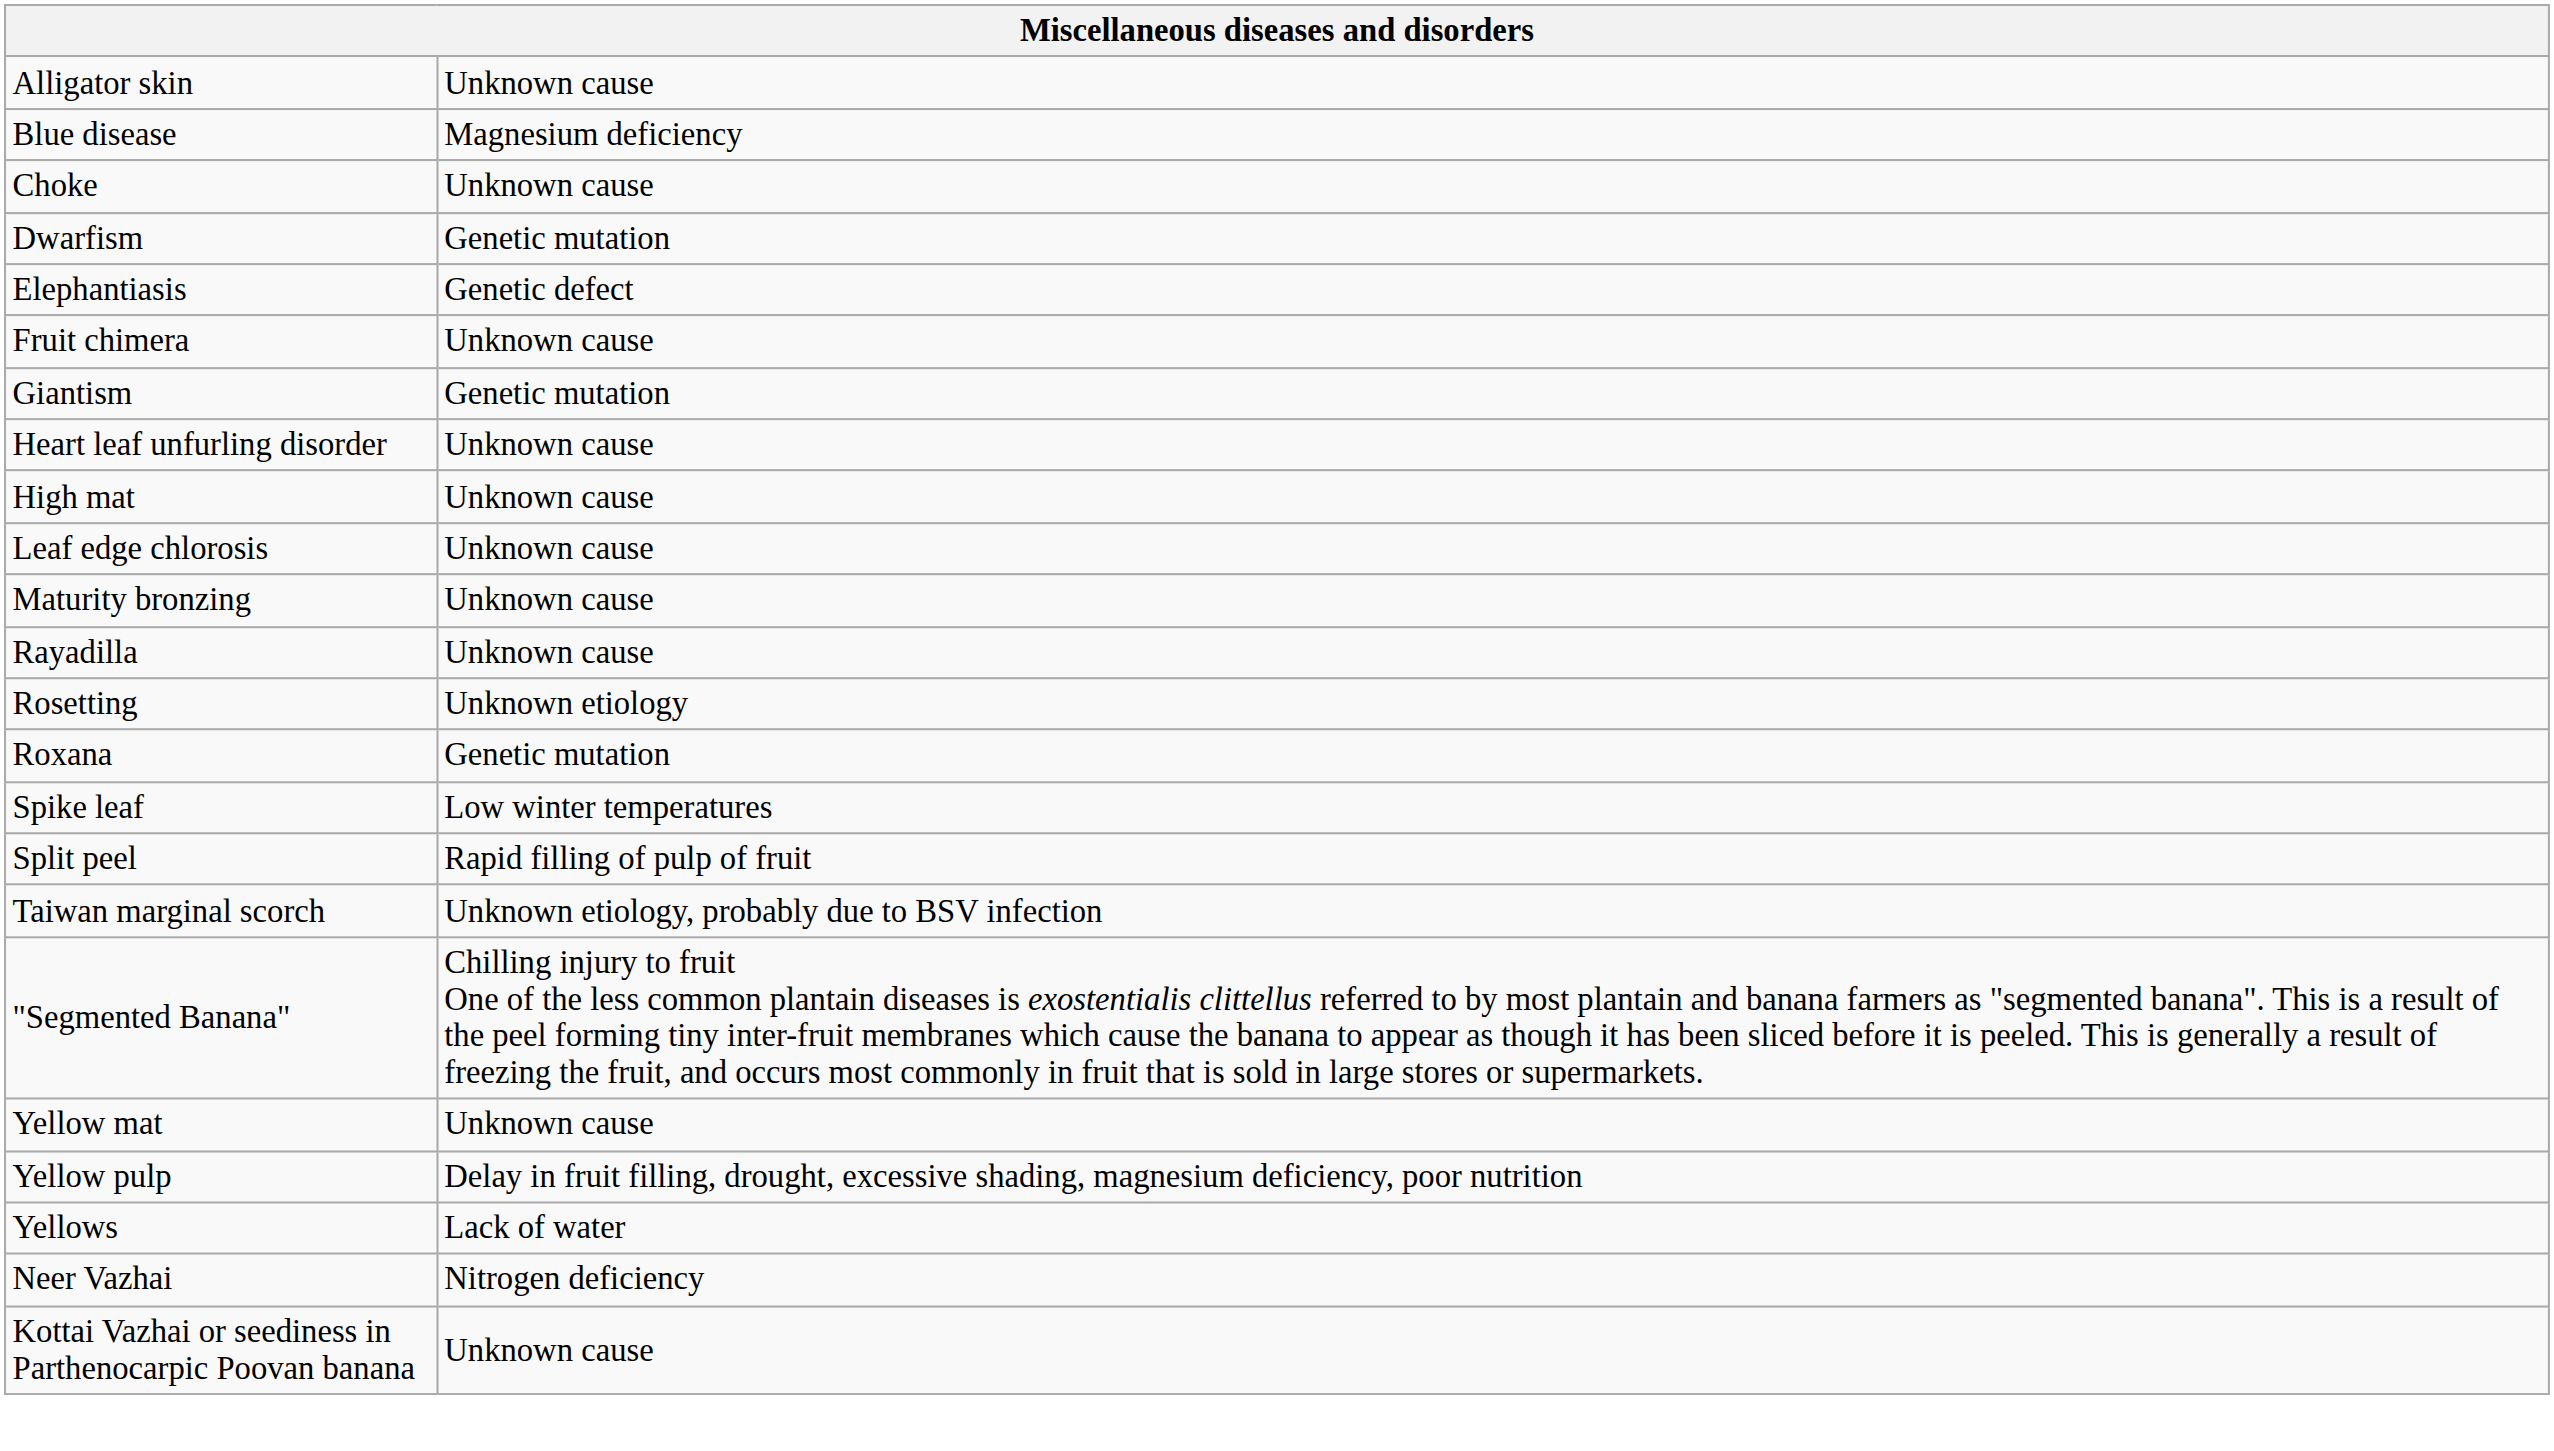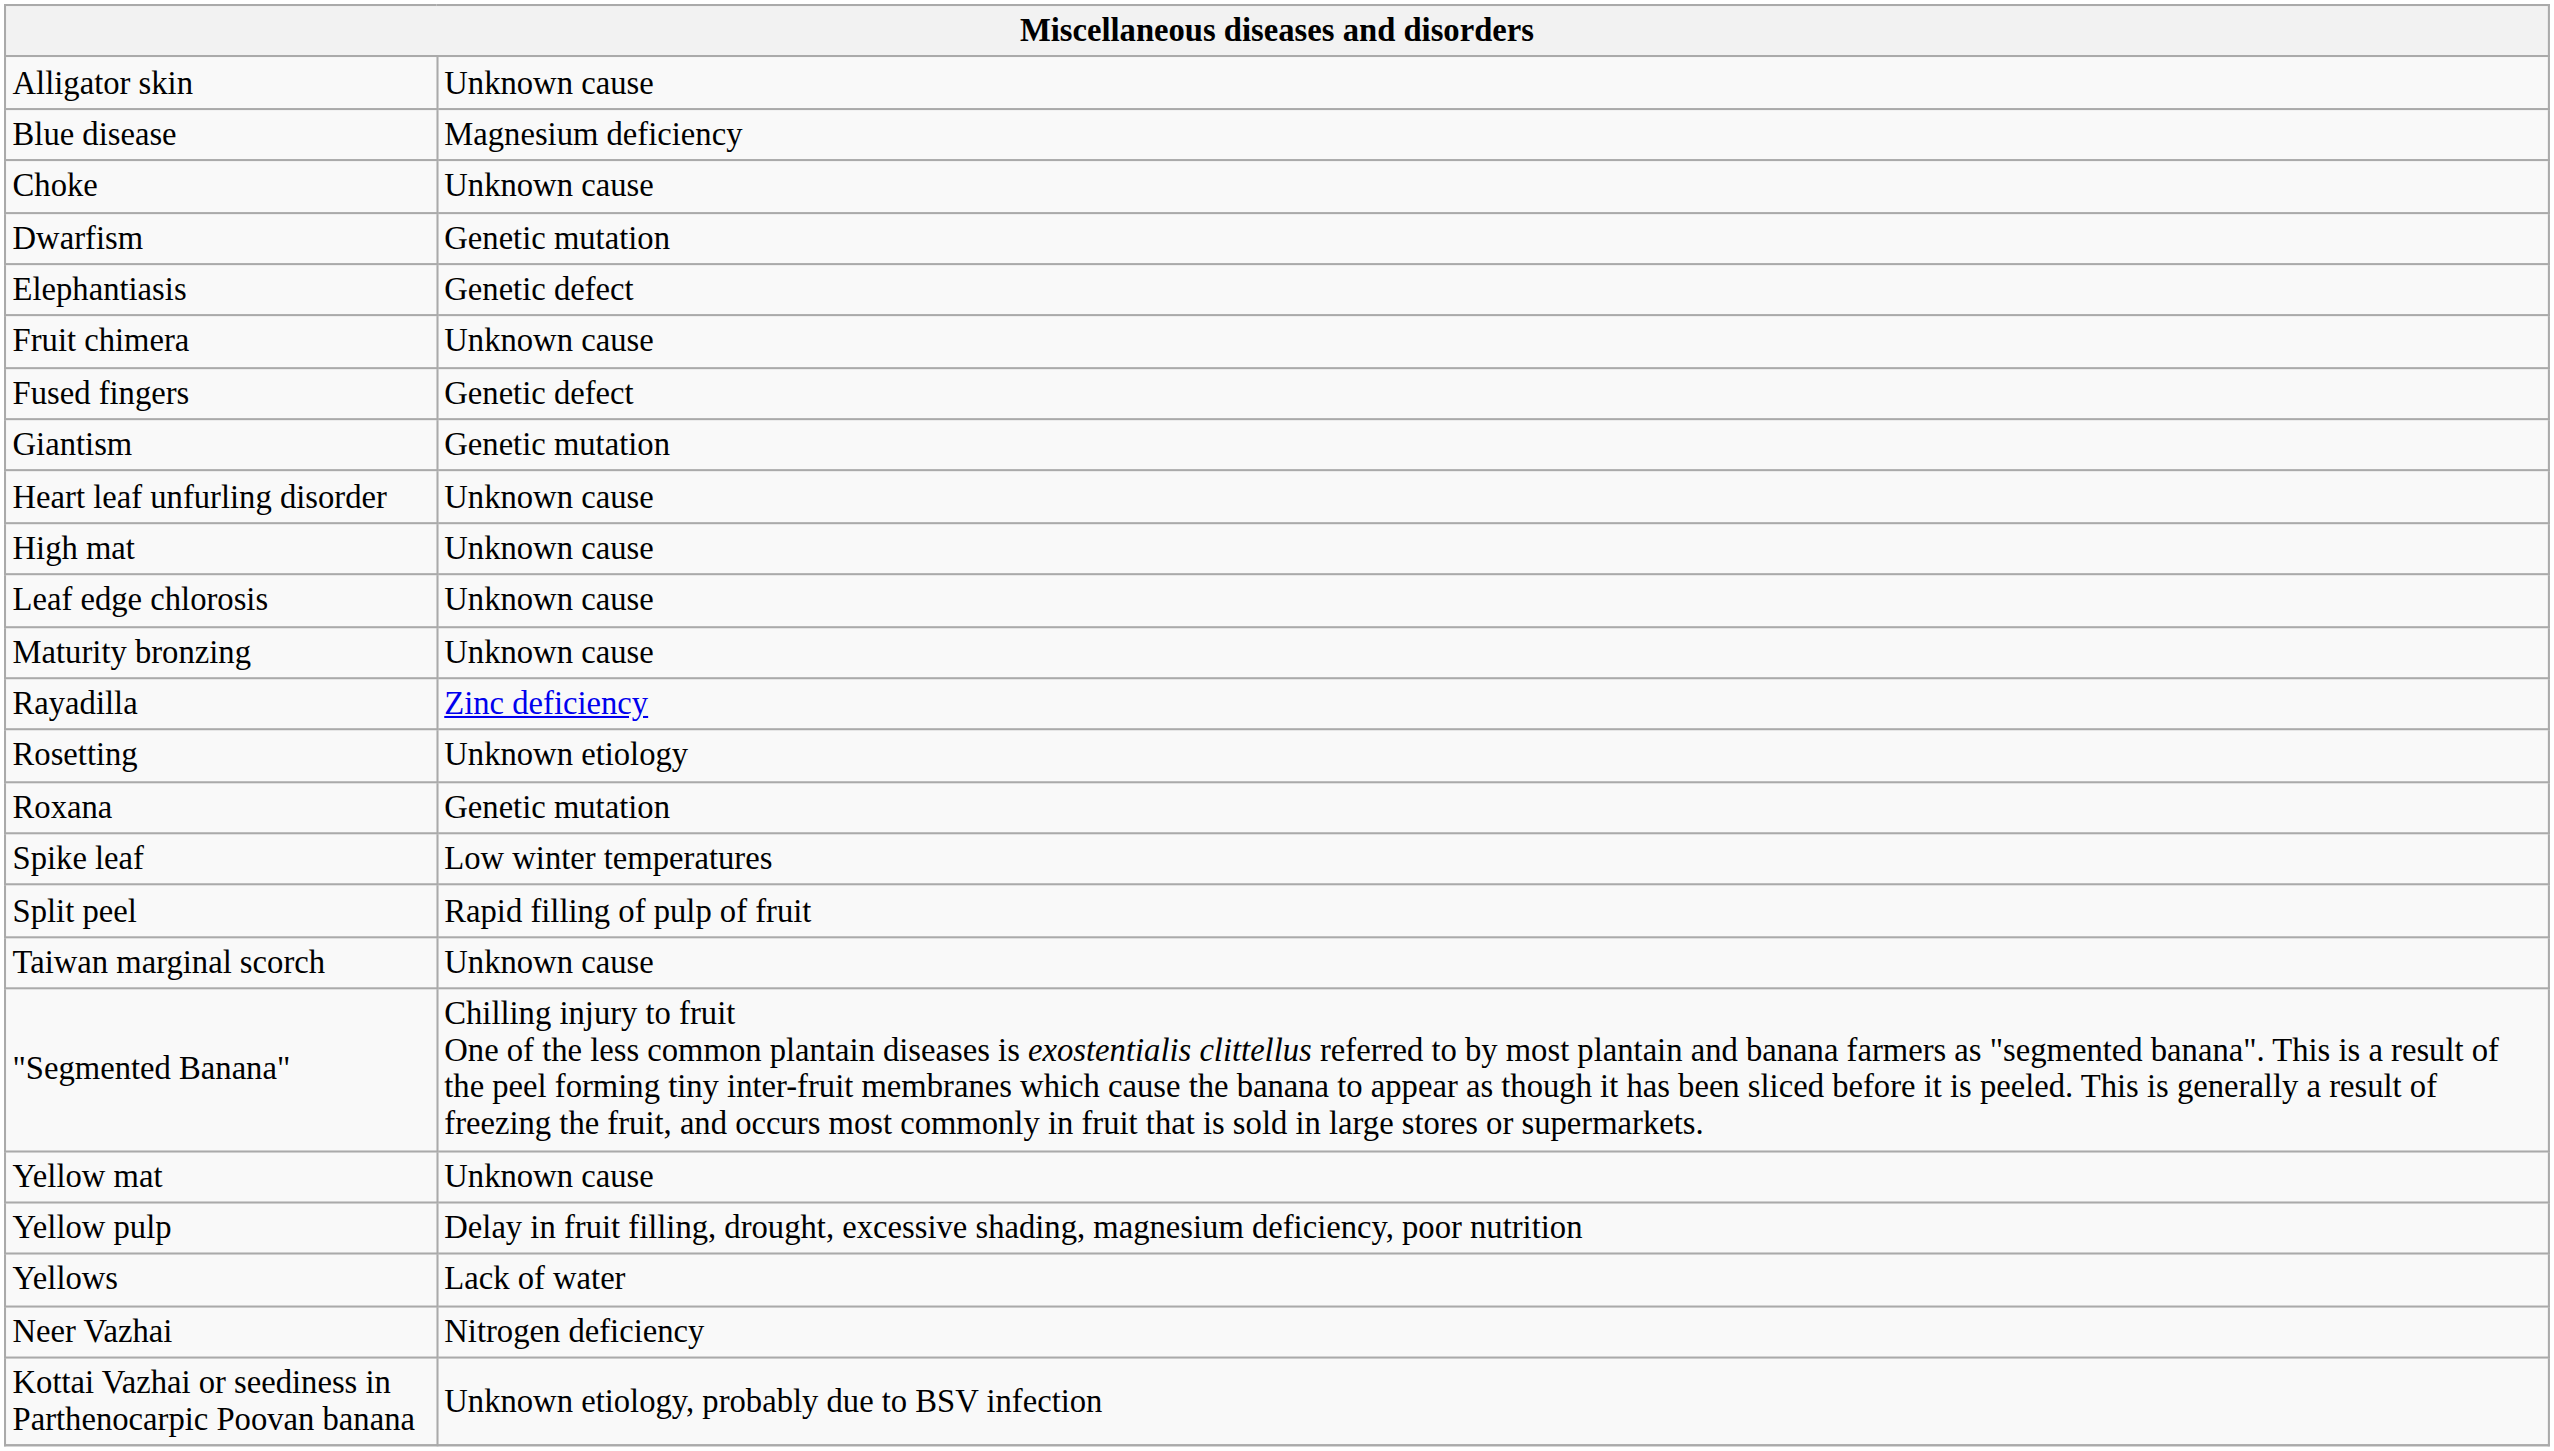+ row: (101, 392)
(549, 651) Unknown cause -> (546, 703) Zinc deficiency
(773, 910) Unknown etiology, probably due to BSV infection -> (549, 962) Unknown cause
(549, 1349) Unknown cause -> (773, 1401) Unknown etiology, probably due to BSV infection
